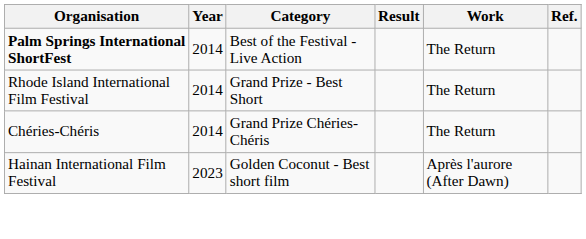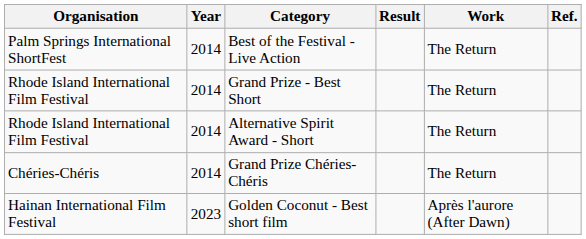(97, 49) bold -> (89, 49) normal
+ row: (281, 131)
